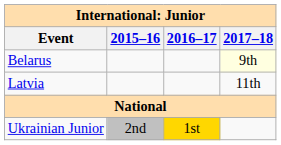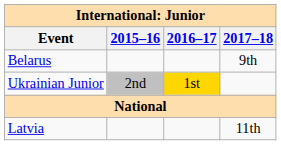(248, 60) lightyellow background -> (248, 60) no background
rows swapped: (26, 83) <-> (56, 128)
